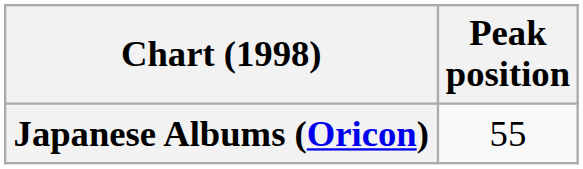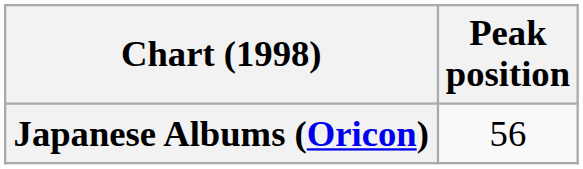(508, 132) 55 -> (508, 132) 56
